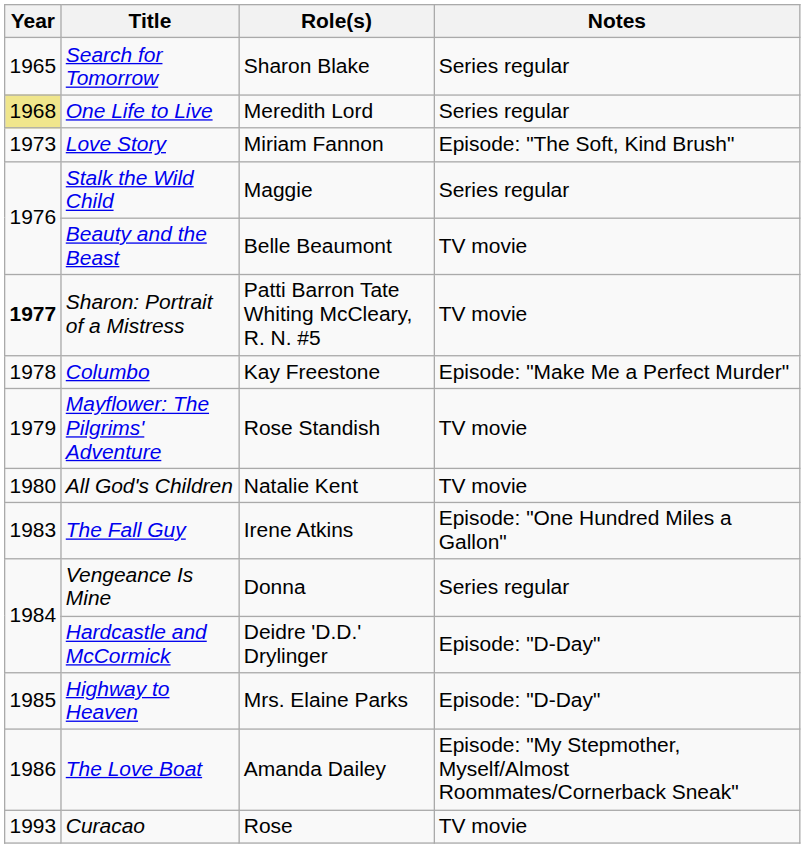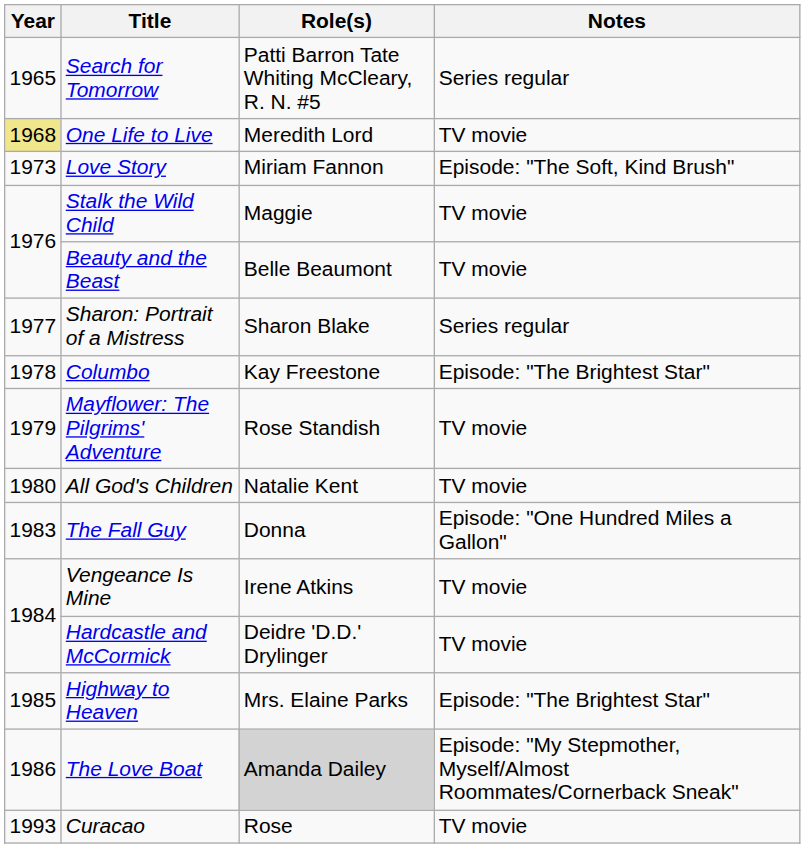(307, 66) Sharon Blake -> (328, 77) Patti Barron Tate Whiting McCleary, R. N. #5
(504, 111) Series regular -> (483, 134) TV movie
(504, 189) Series regular -> (483, 213) TV movie
(33, 314) bold -> (33, 326) normal
(328, 314) Patti Barron Tate Whiting McCleary, R. N. #5 -> (307, 326) Sharon Blake
(483, 314) TV movie -> (504, 326) Series regular
(614, 371) Episode: "Make Me a Perfect Murder" -> (574, 371) Episode: "The Brightest Star"
(299, 530) Irene Atkins -> (275, 530) Donna
(275, 587) Donna -> (299, 587) Irene Atkins
(504, 587) Series regular -> (483, 587) TV movie
(520, 644) Episode: "D-Day" -> (483, 644) TV movie
(520, 700) Episode: "D-Day" -> (574, 700) Episode: "The Brightest Star"
(315, 769) no background -> (315, 769) lightgrey background
